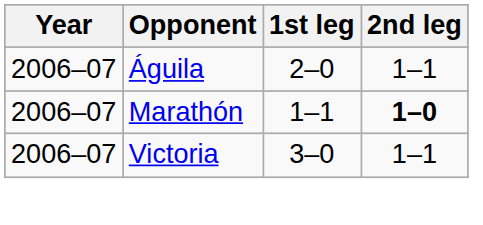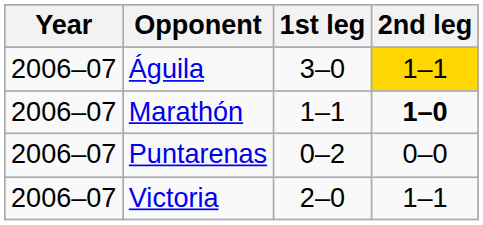(312, 68) 2–0 -> (322, 68) 3–0
(414, 68) no background -> (425, 68) gold background
+ row: (198, 154)
(312, 154) 3–0 -> (322, 197) 2–0
